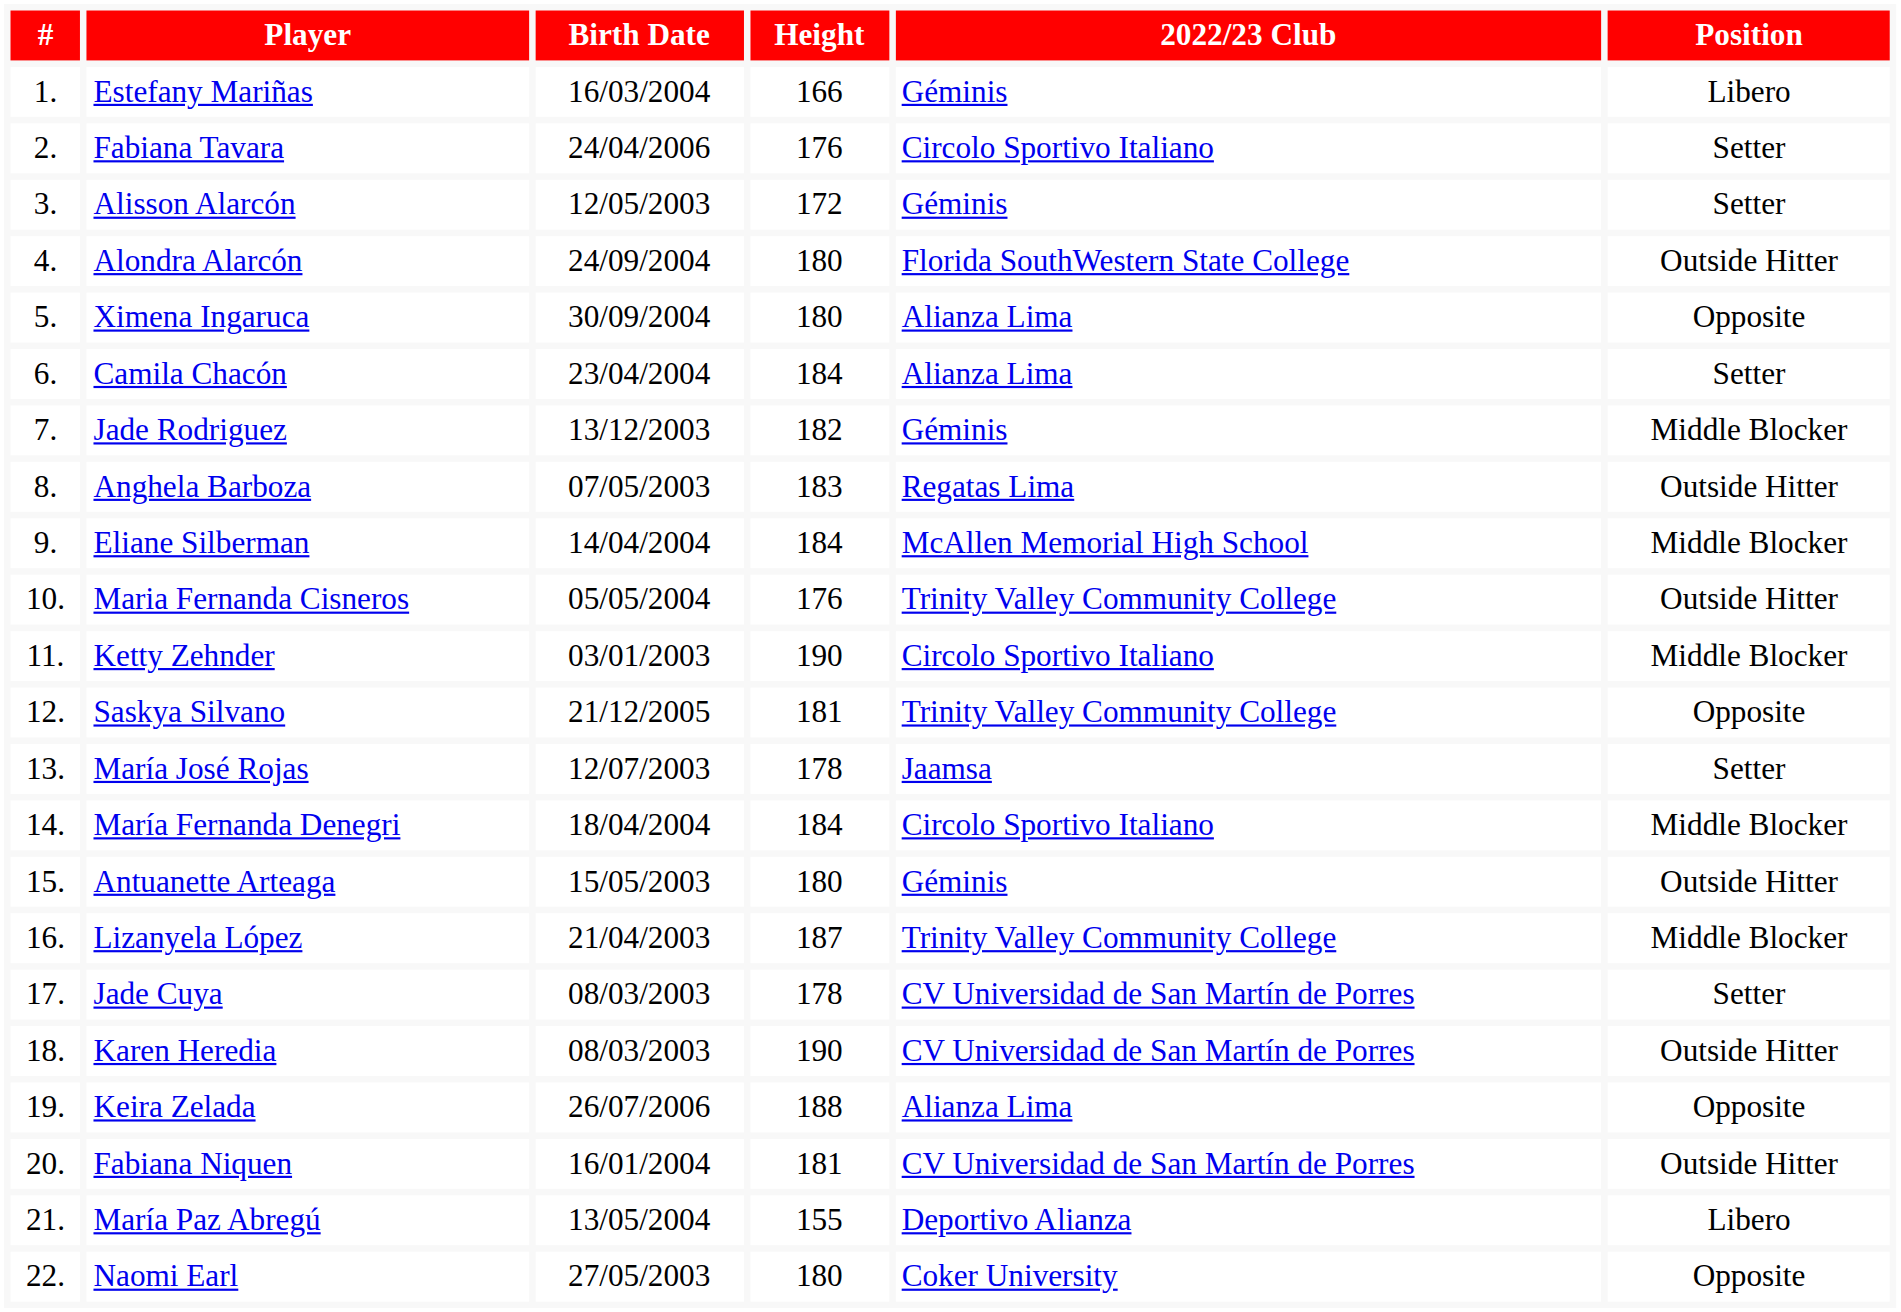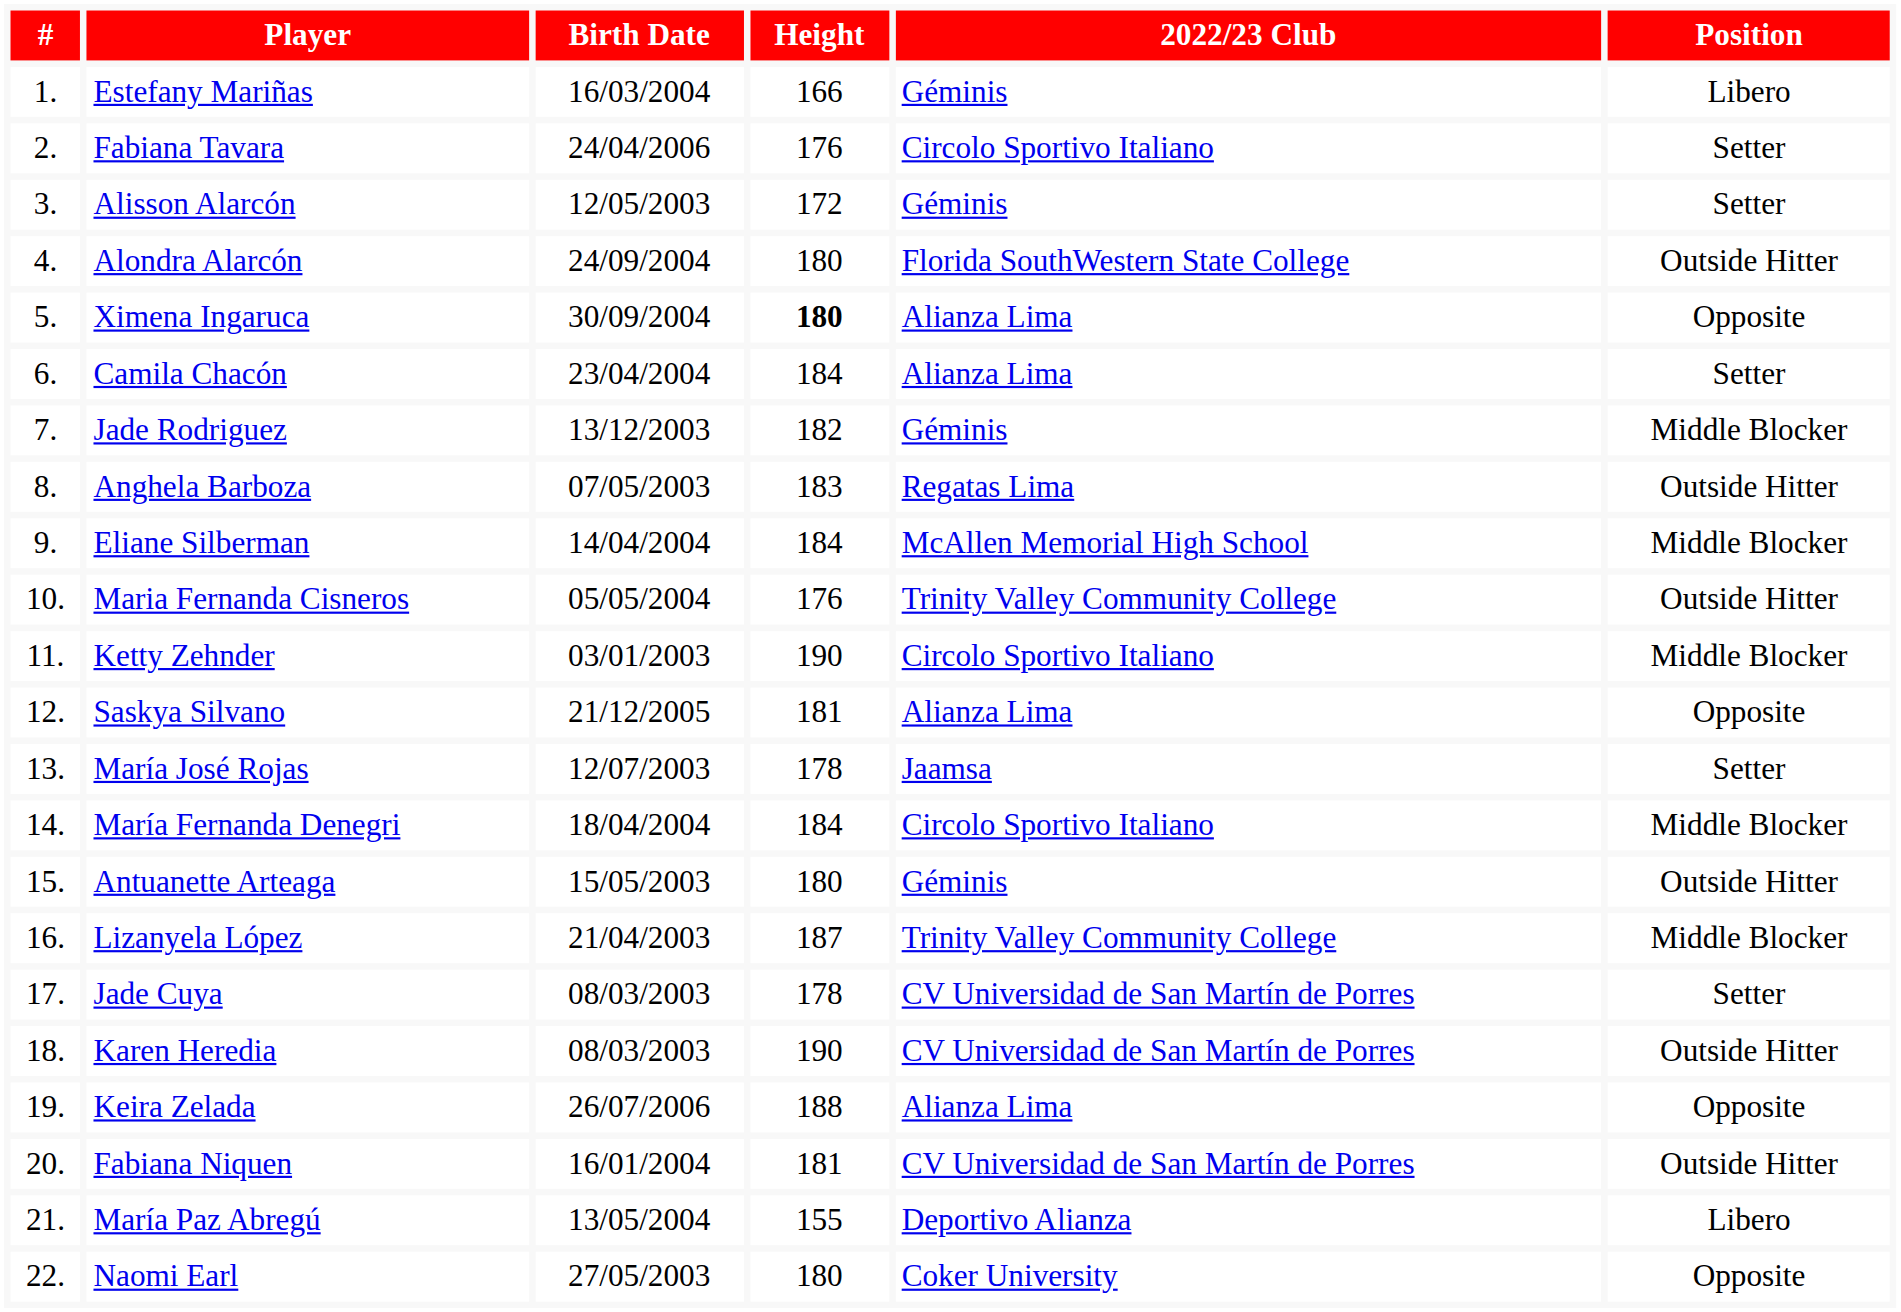(819, 316) normal -> (819, 316) bold
(1119, 711) Trinity Valley Community College -> (987, 711) Alianza Lima
